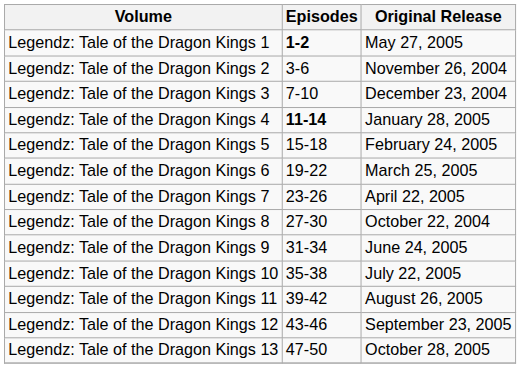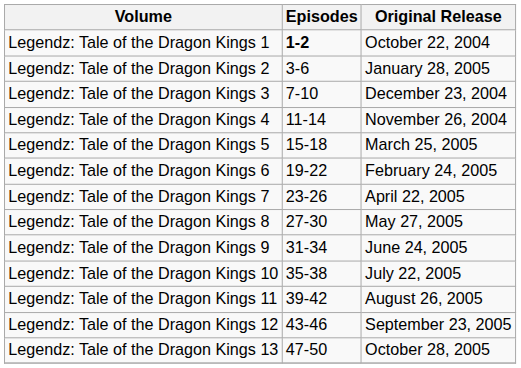(414, 42) May 27, 2005 -> (428, 42) October 22, 2004
(436, 68) November 26, 2004 -> (428, 68) January 28, 2005
(306, 119) bold -> (306, 119) normal
(428, 119) January 28, 2005 -> (436, 119) November 26, 2004
(431, 145) February 24, 2005 -> (421, 145) March 25, 2005
(421, 171) March 25, 2005 -> (431, 171) February 24, 2005
(428, 222) October 22, 2004 -> (414, 222) May 27, 2005
